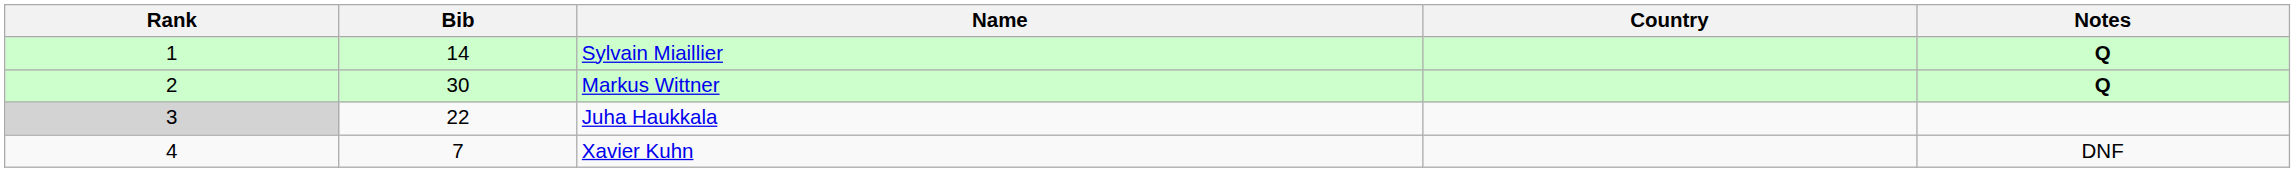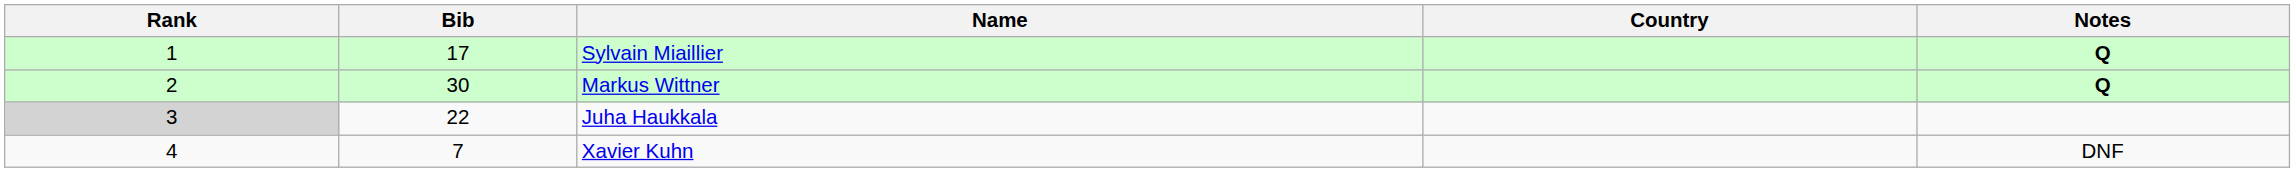(458, 53) 14 -> (458, 53) 17
